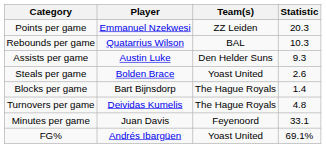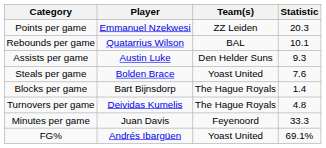(299, 43) 10.3 -> (299, 43) 10.1
(299, 74) 2.6 -> (299, 74) 7.6
(299, 120) 33.1 -> (299, 120) 33.3
